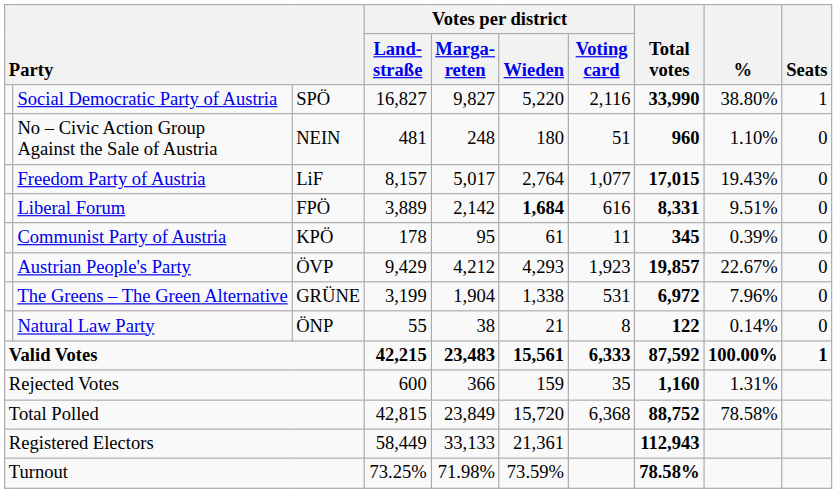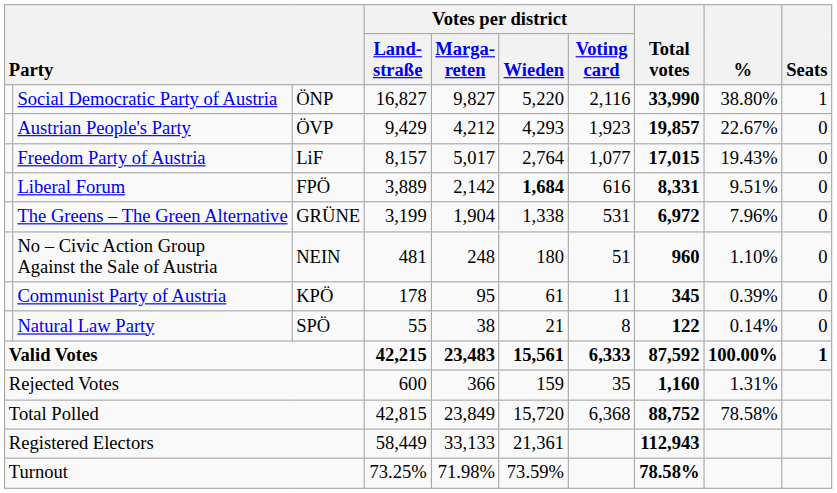(313, 98) SPÖ -> (315, 98) ÖNP
rows swapped: (104, 267) <-> (117, 138)
rows swapped: (153, 296) <-> (122, 237)
(315, 325) ÖNP -> (313, 325) SPÖ
